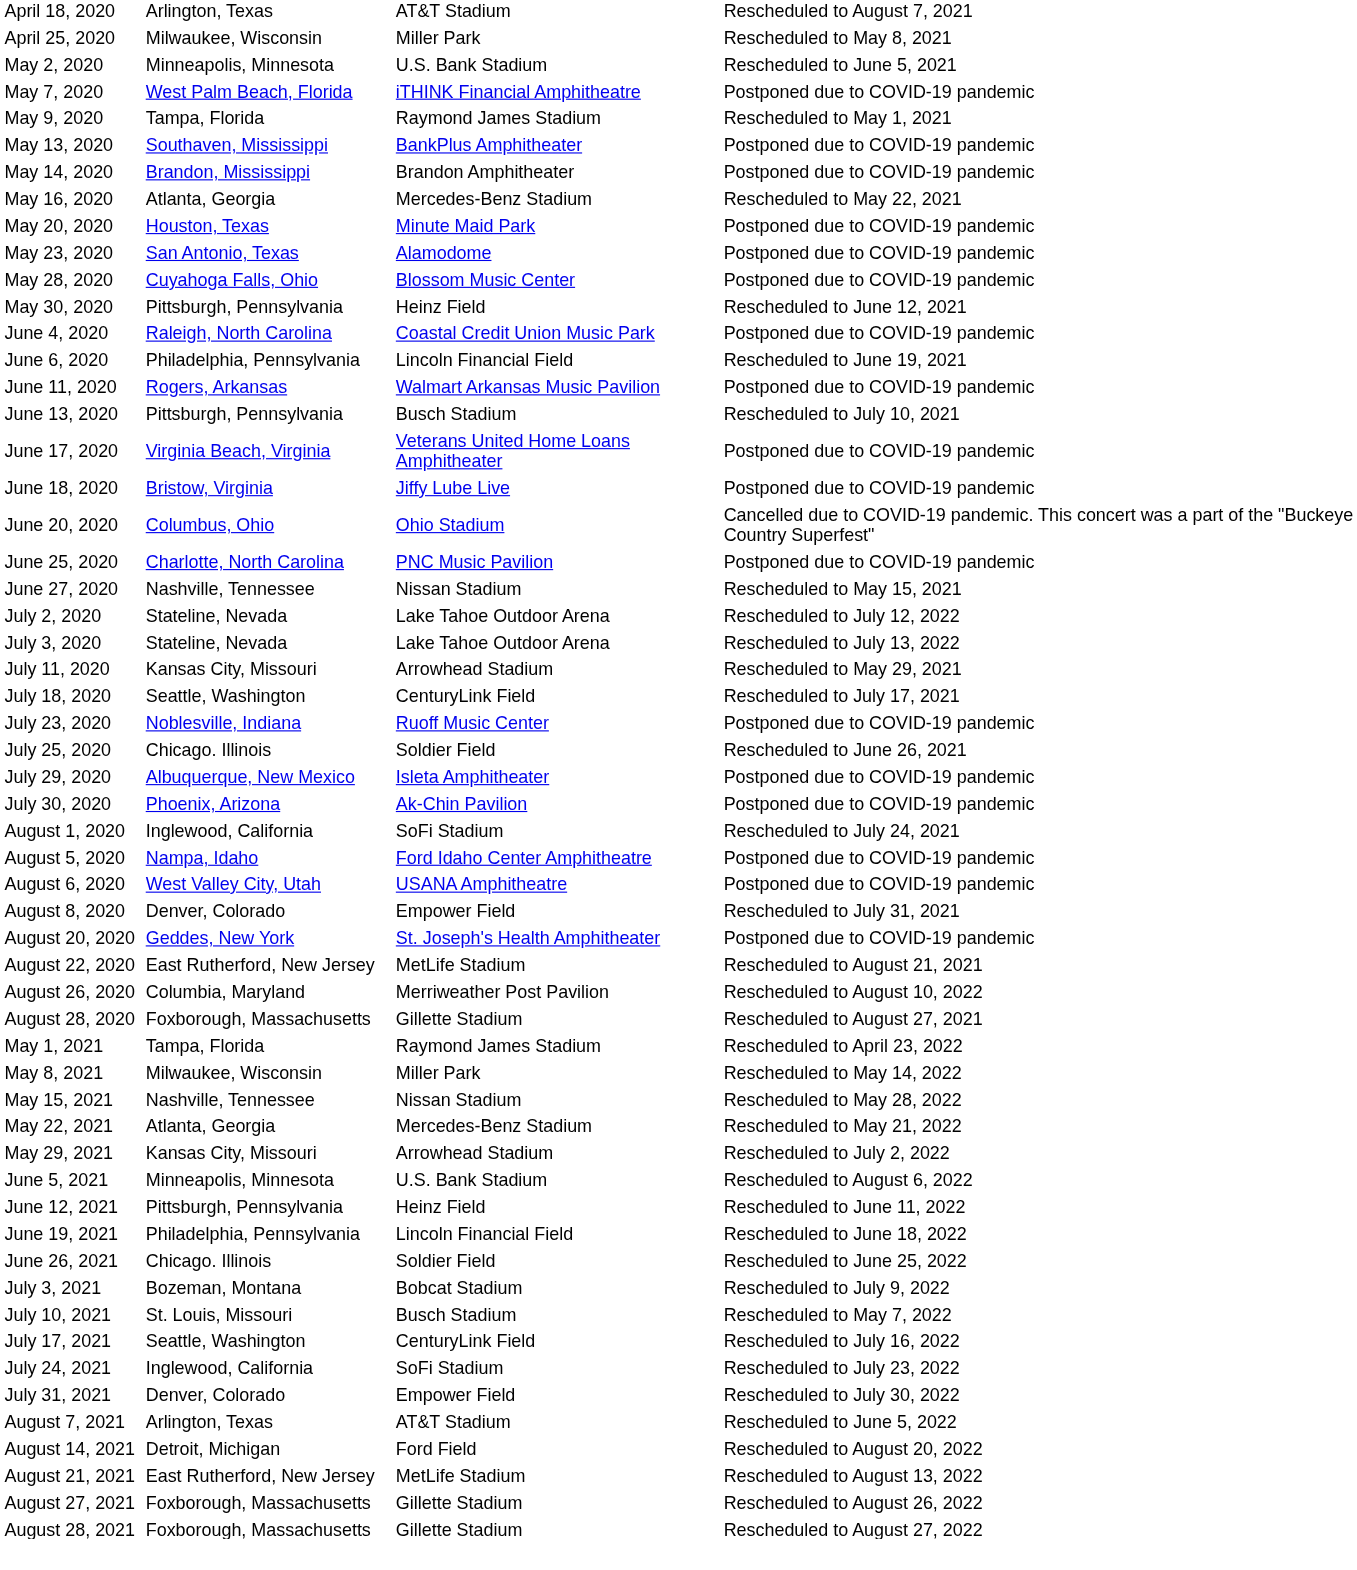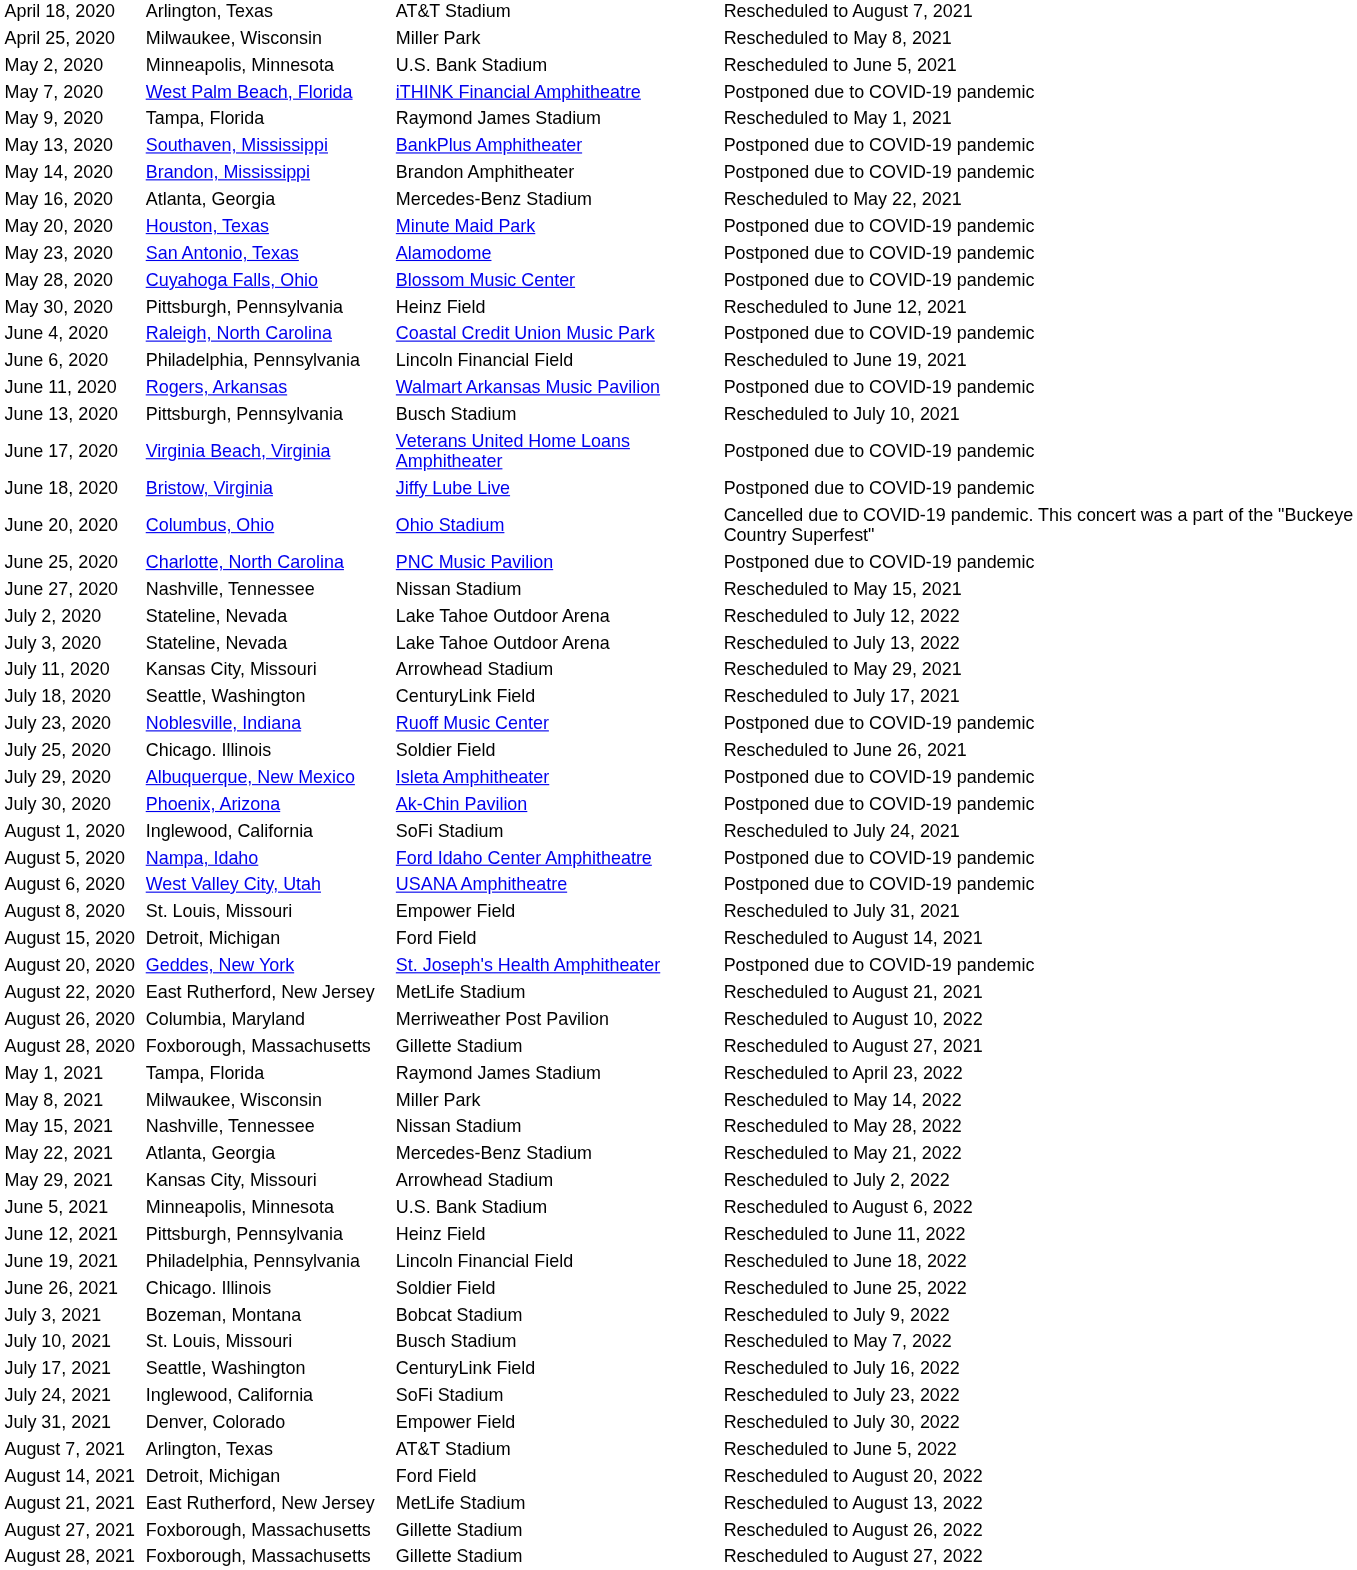(215, 911) Denver, Colorado -> (219, 911) St. Louis, Missouri
+ row: (70, 938)
